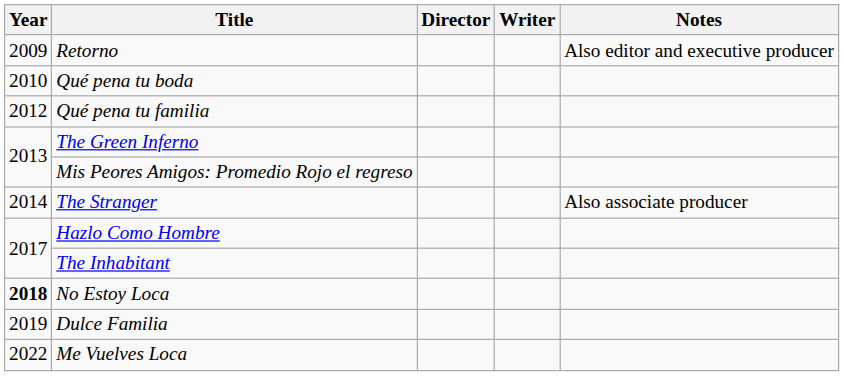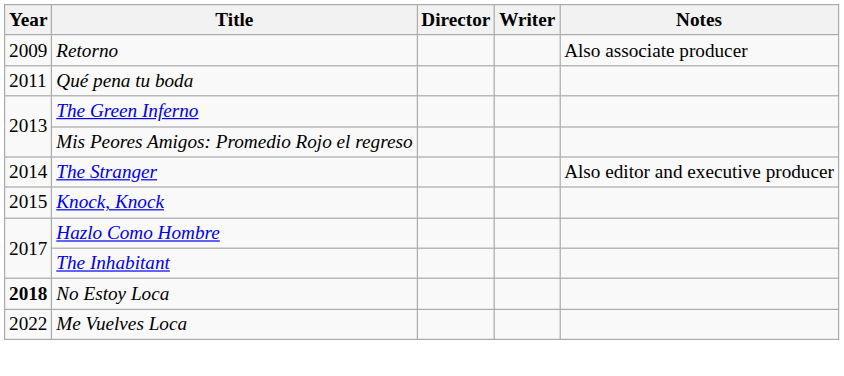(699, 50) Also editor and executive producer -> (656, 50) Also associate producer
(28, 80) 2010 -> (28, 80) 2011
- row: (133, 111)
(656, 202) Also associate producer -> (699, 171) Also editor and executive producer
+ row: (110, 202)
- row: (112, 324)
